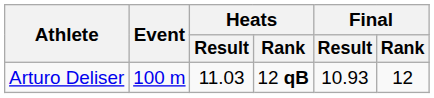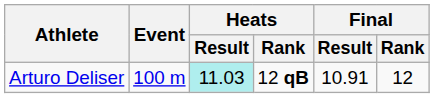(222, 78) no background -> (222, 78) paleturquoise background
(345, 78) 10.93 -> (345, 78) 10.91
